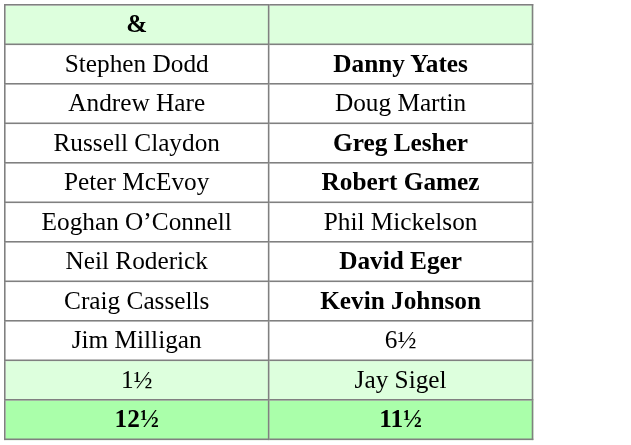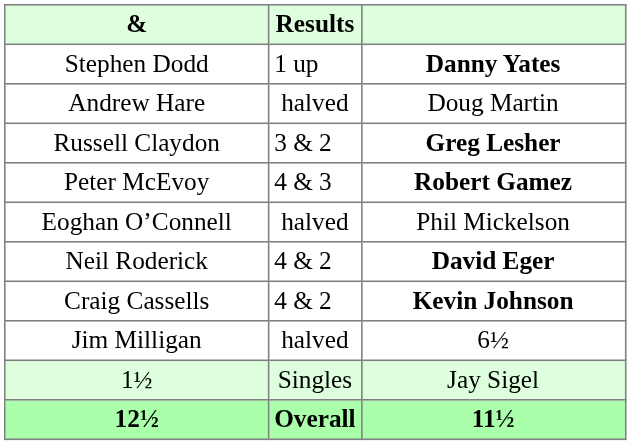+ column: (315, 24)
